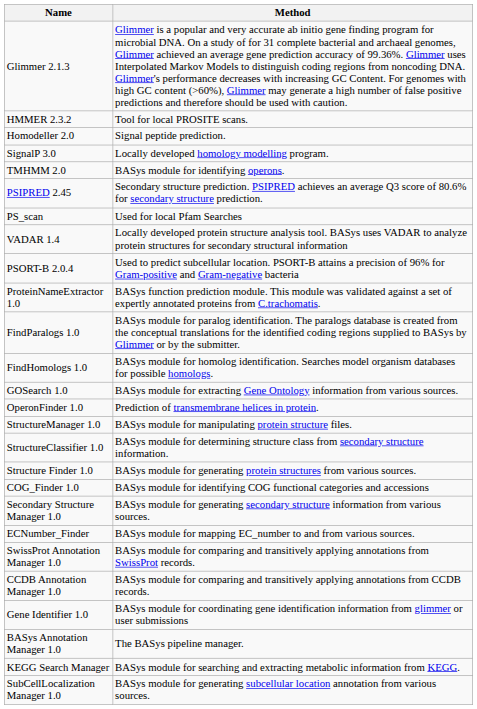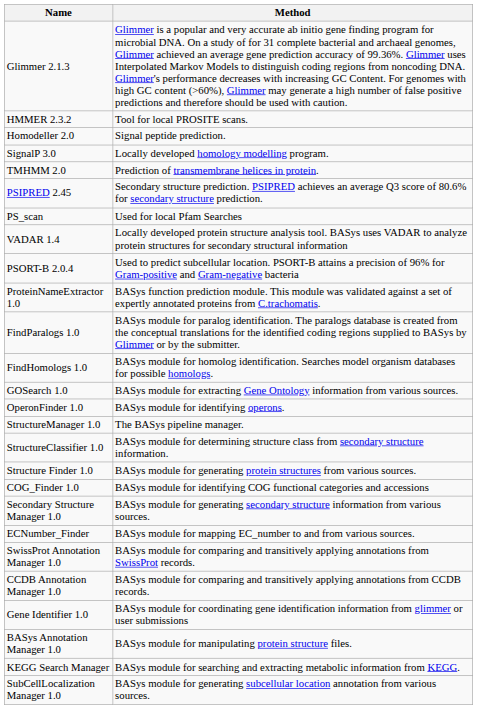(200, 170) BASys module for identifying operons. -> (217, 170) Prediction of transmembrane helices in protein.
(217, 407) Prediction of transmembrane helices in protein. -> (200, 407) BASys module for identifying operons.
(233, 424) BASys module for manipulating protein structure files. -> (179, 424) The BASys pipeline manager.
(179, 644) The BASys pipeline manager. -> (233, 644) BASys module for manipulating protein structure files.
